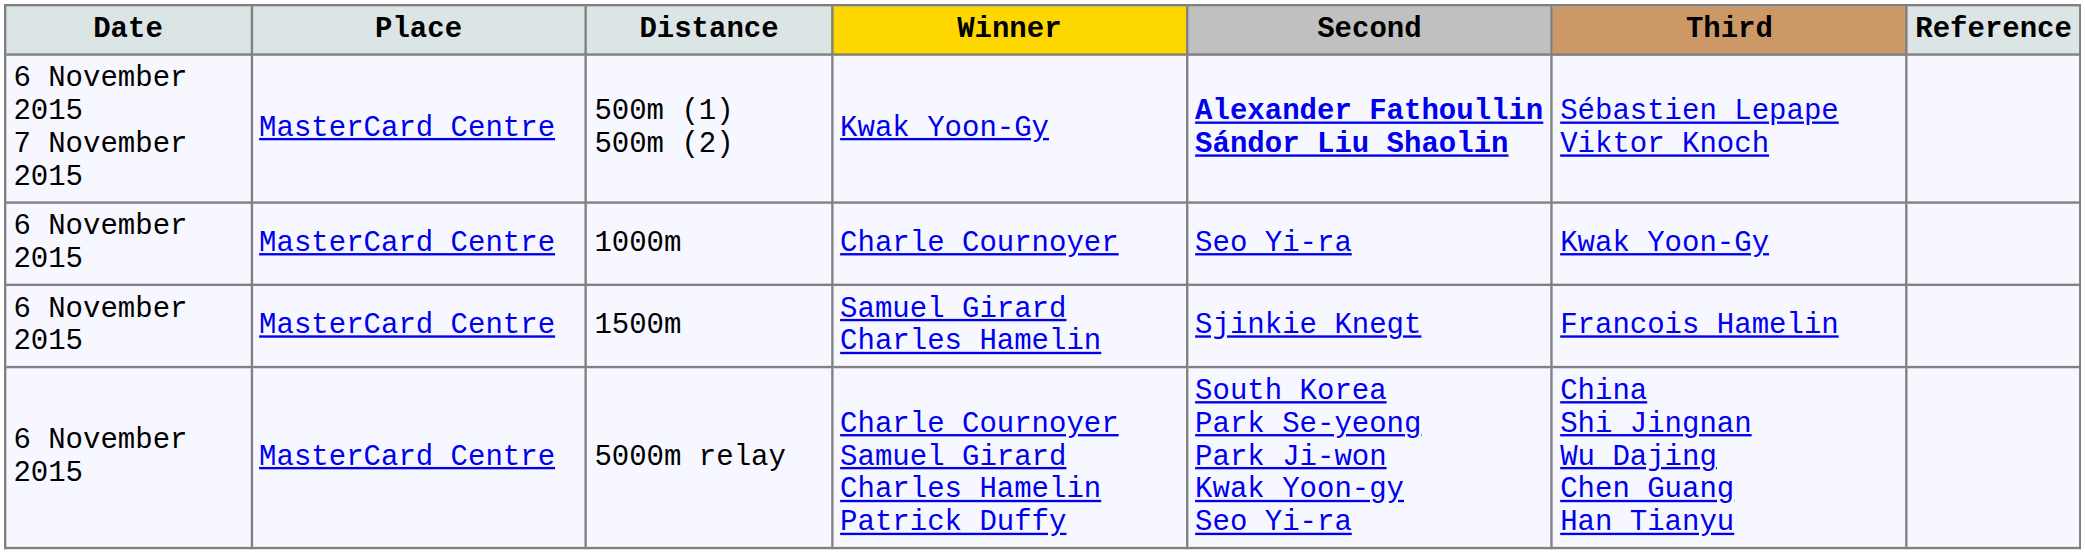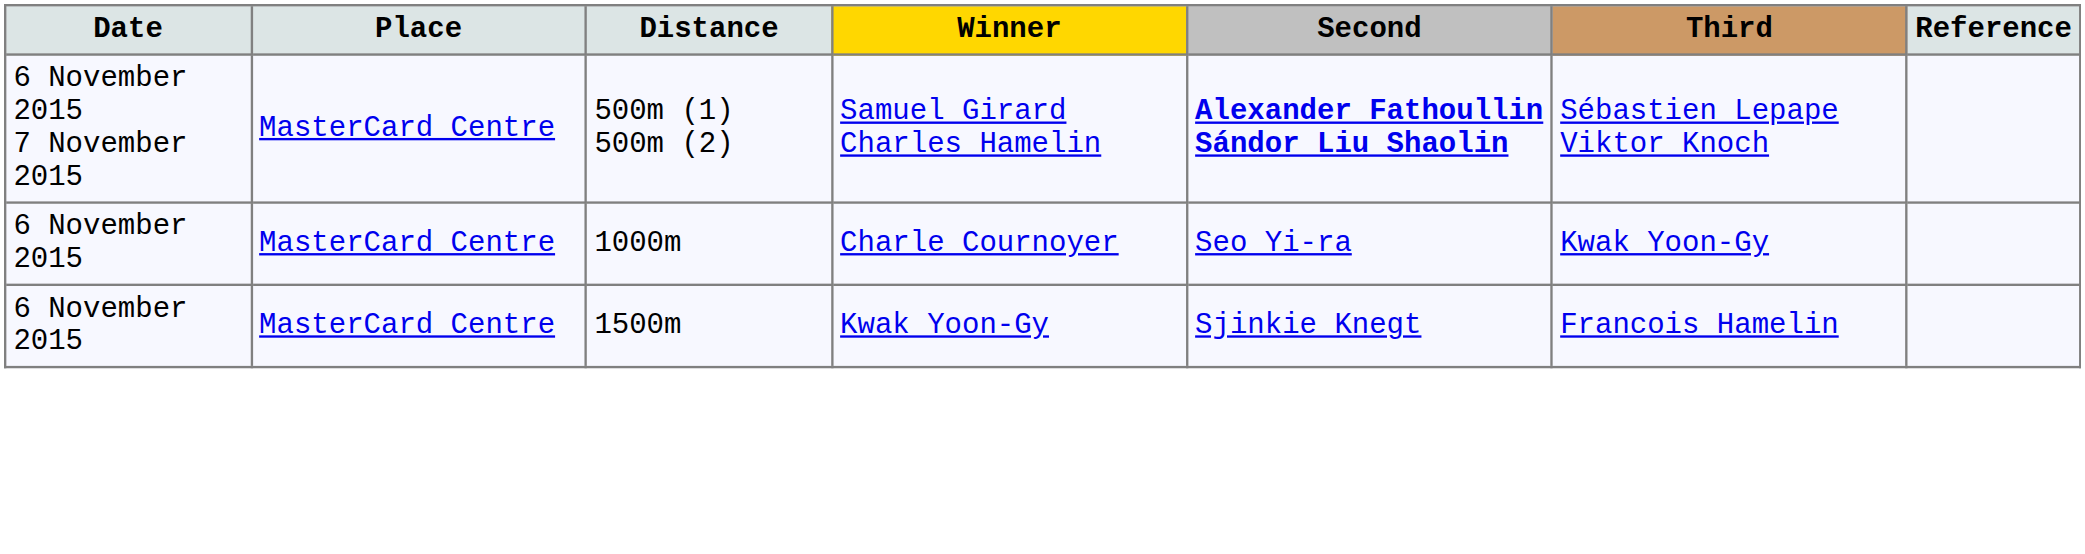(945, 129) Kwak Yoon-Gy -> (971, 129) Samuel Girard Charles Hamelin
(971, 326) Samuel Girard Charles Hamelin -> (945, 326) Kwak Yoon-Gy
- row: (690, 458)
